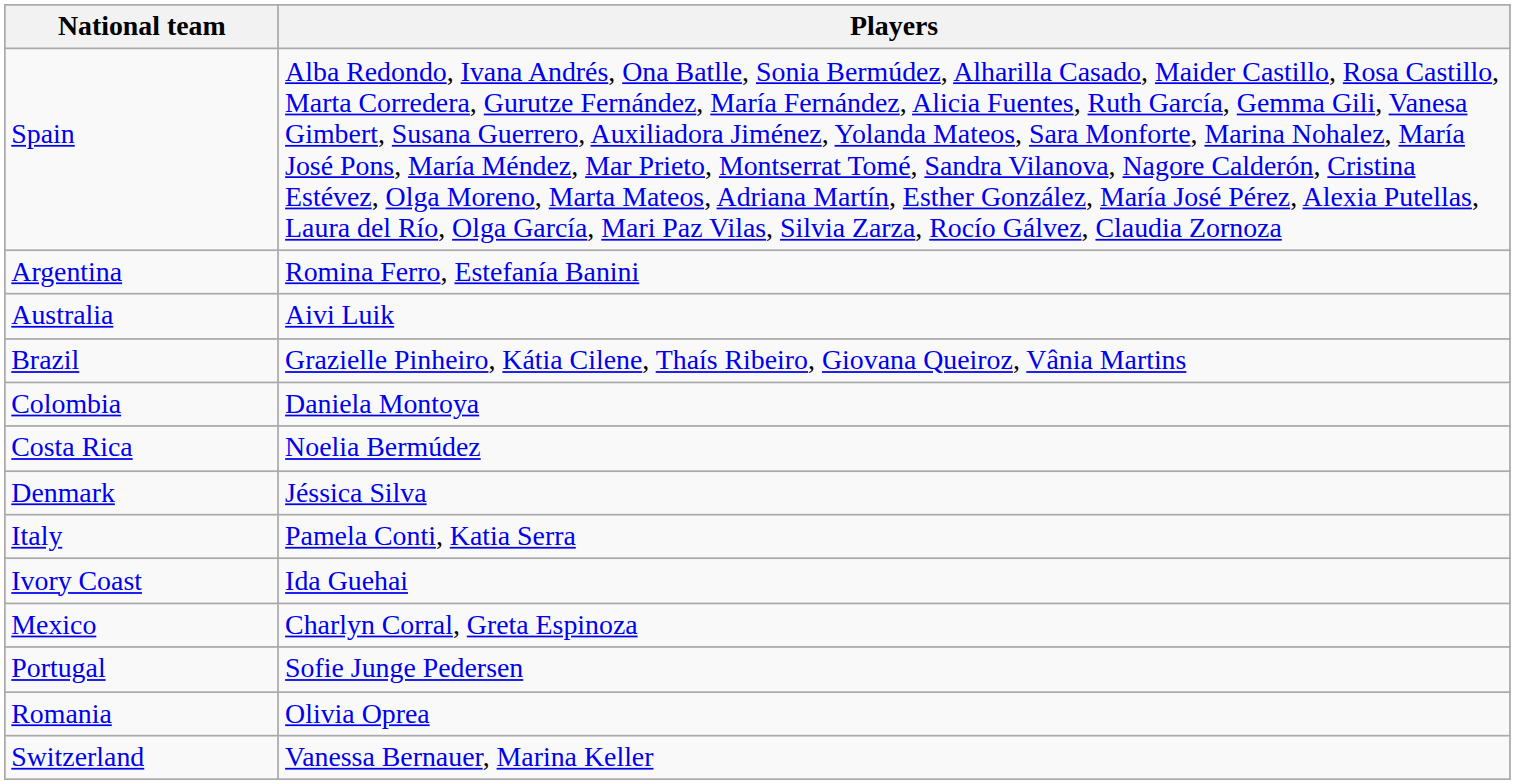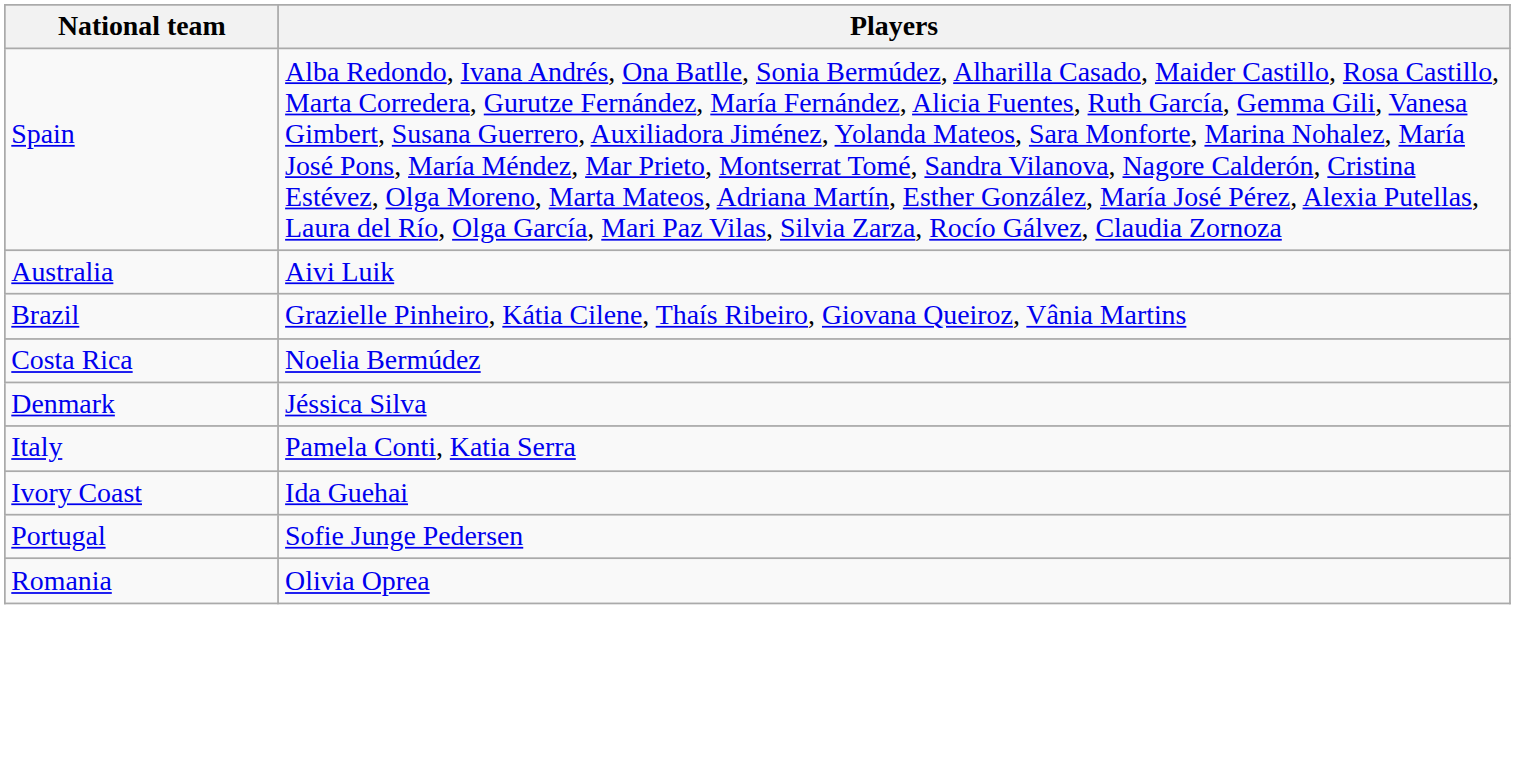- row: (67, 271)
- row: (66, 403)
- row: (54, 624)
- row: (78, 757)
